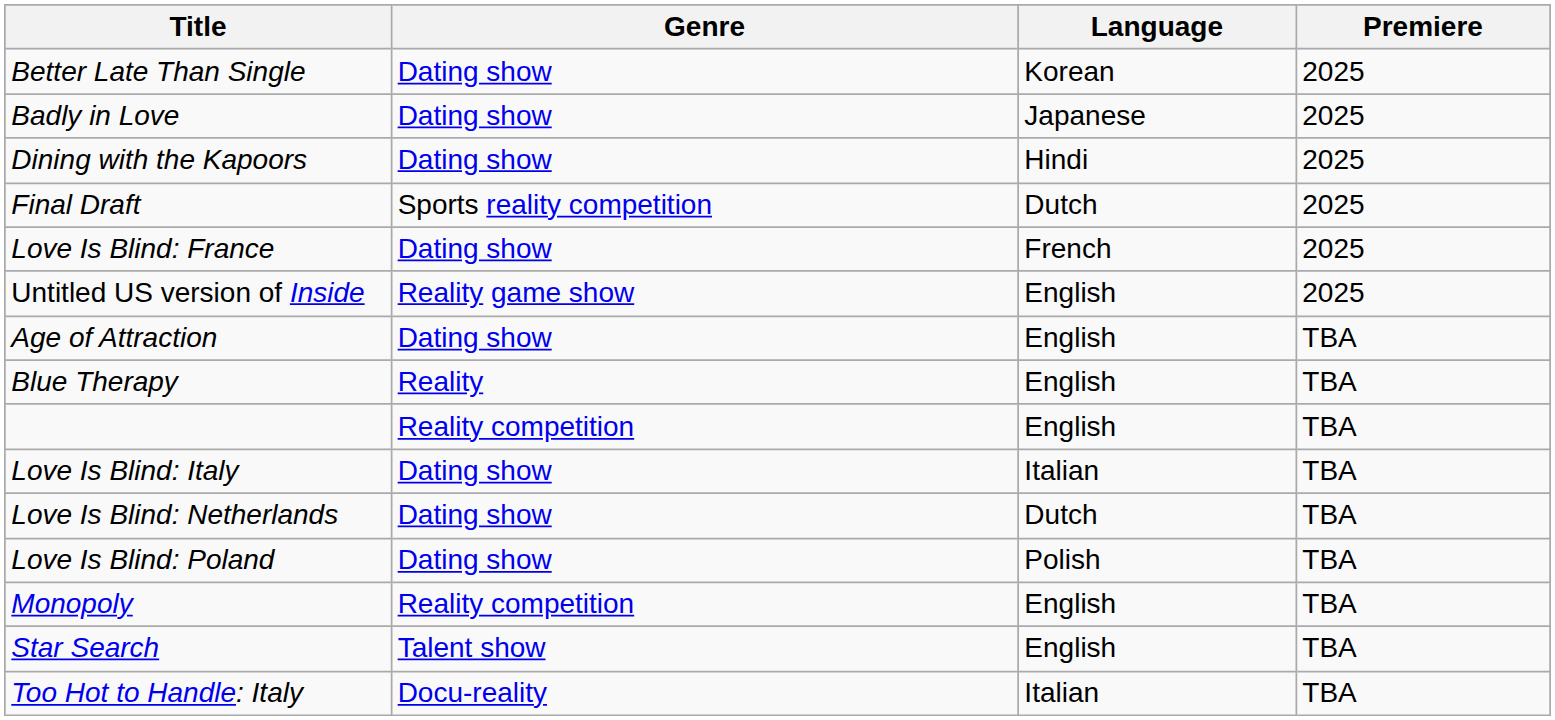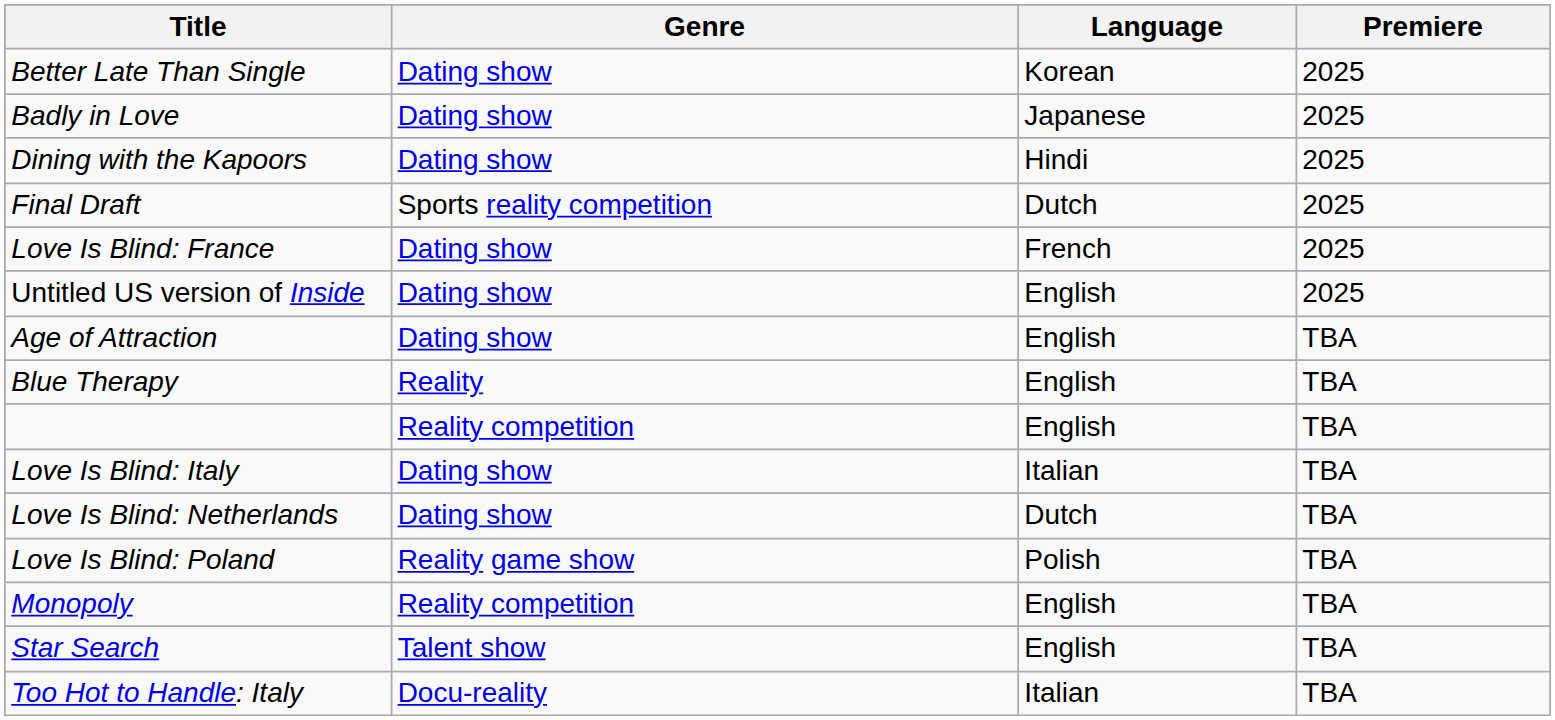(516, 293) Reality game show -> (475, 293) Dating show
(475, 559) Dating show -> (516, 559) Reality game show
